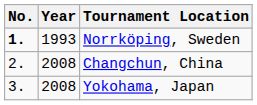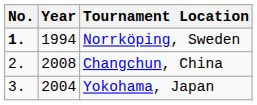(59, 40) 1993 -> (59, 40) 1994
(59, 88) 2008 -> (59, 88) 2004
